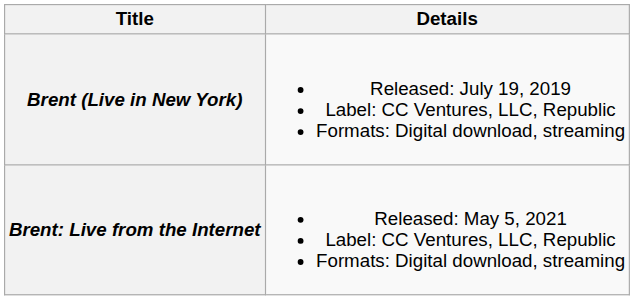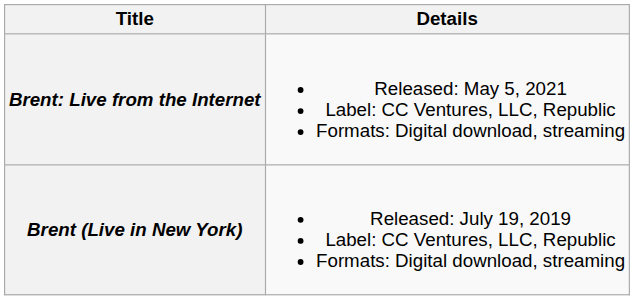rows swapped: (135, 99) <-> (135, 229)
